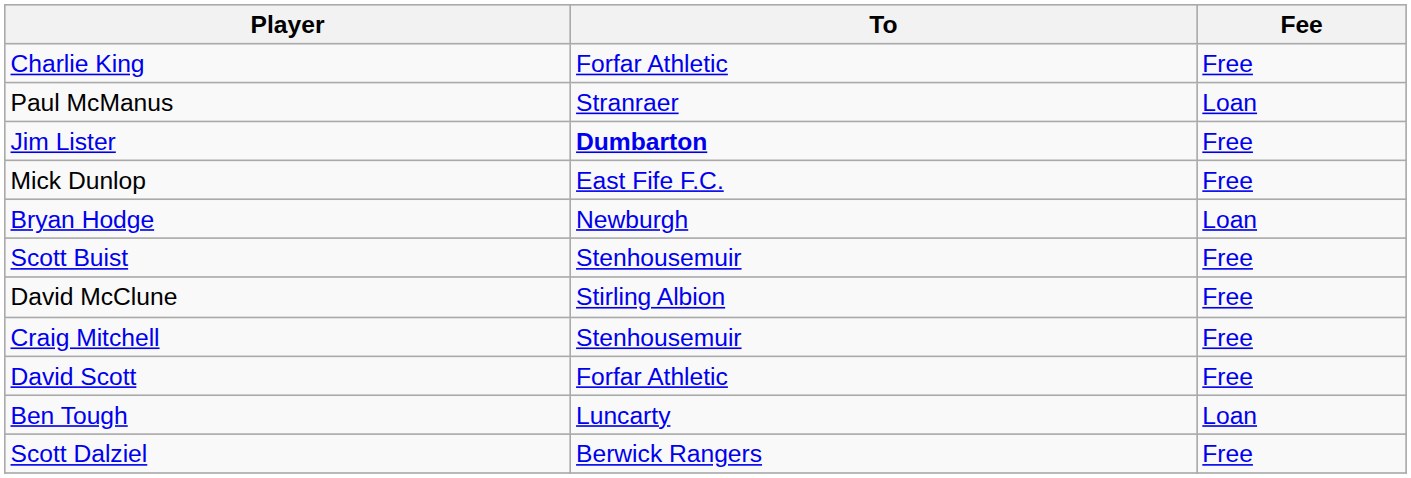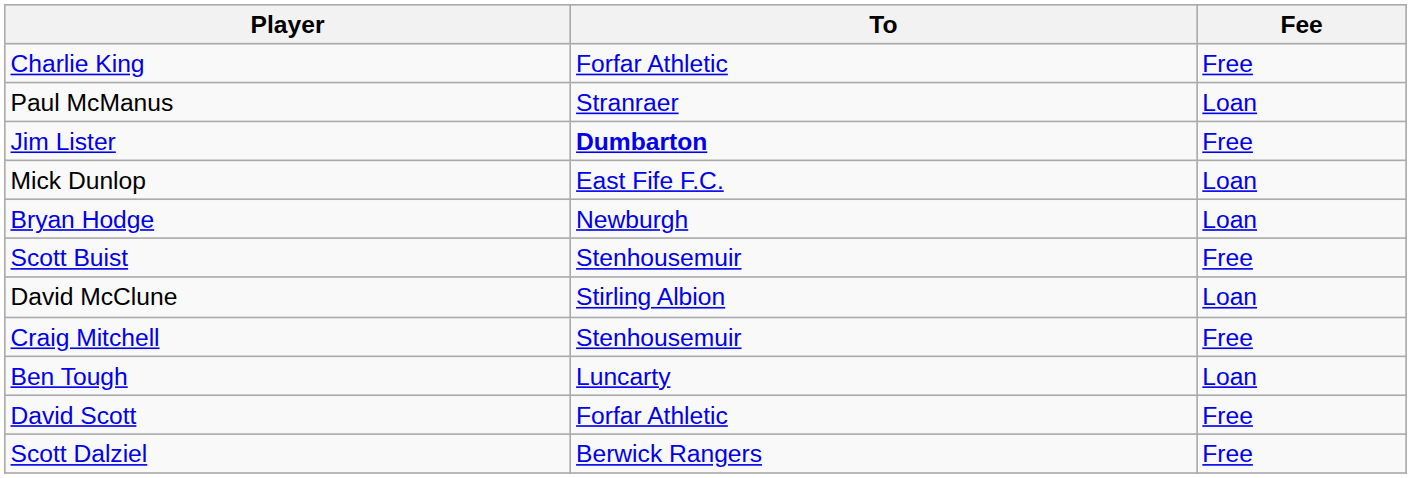(1228, 180) Free -> (1230, 180) Loan
(1228, 297) Free -> (1230, 297) Loan
rows swapped: (73, 375) <-> (69, 414)
